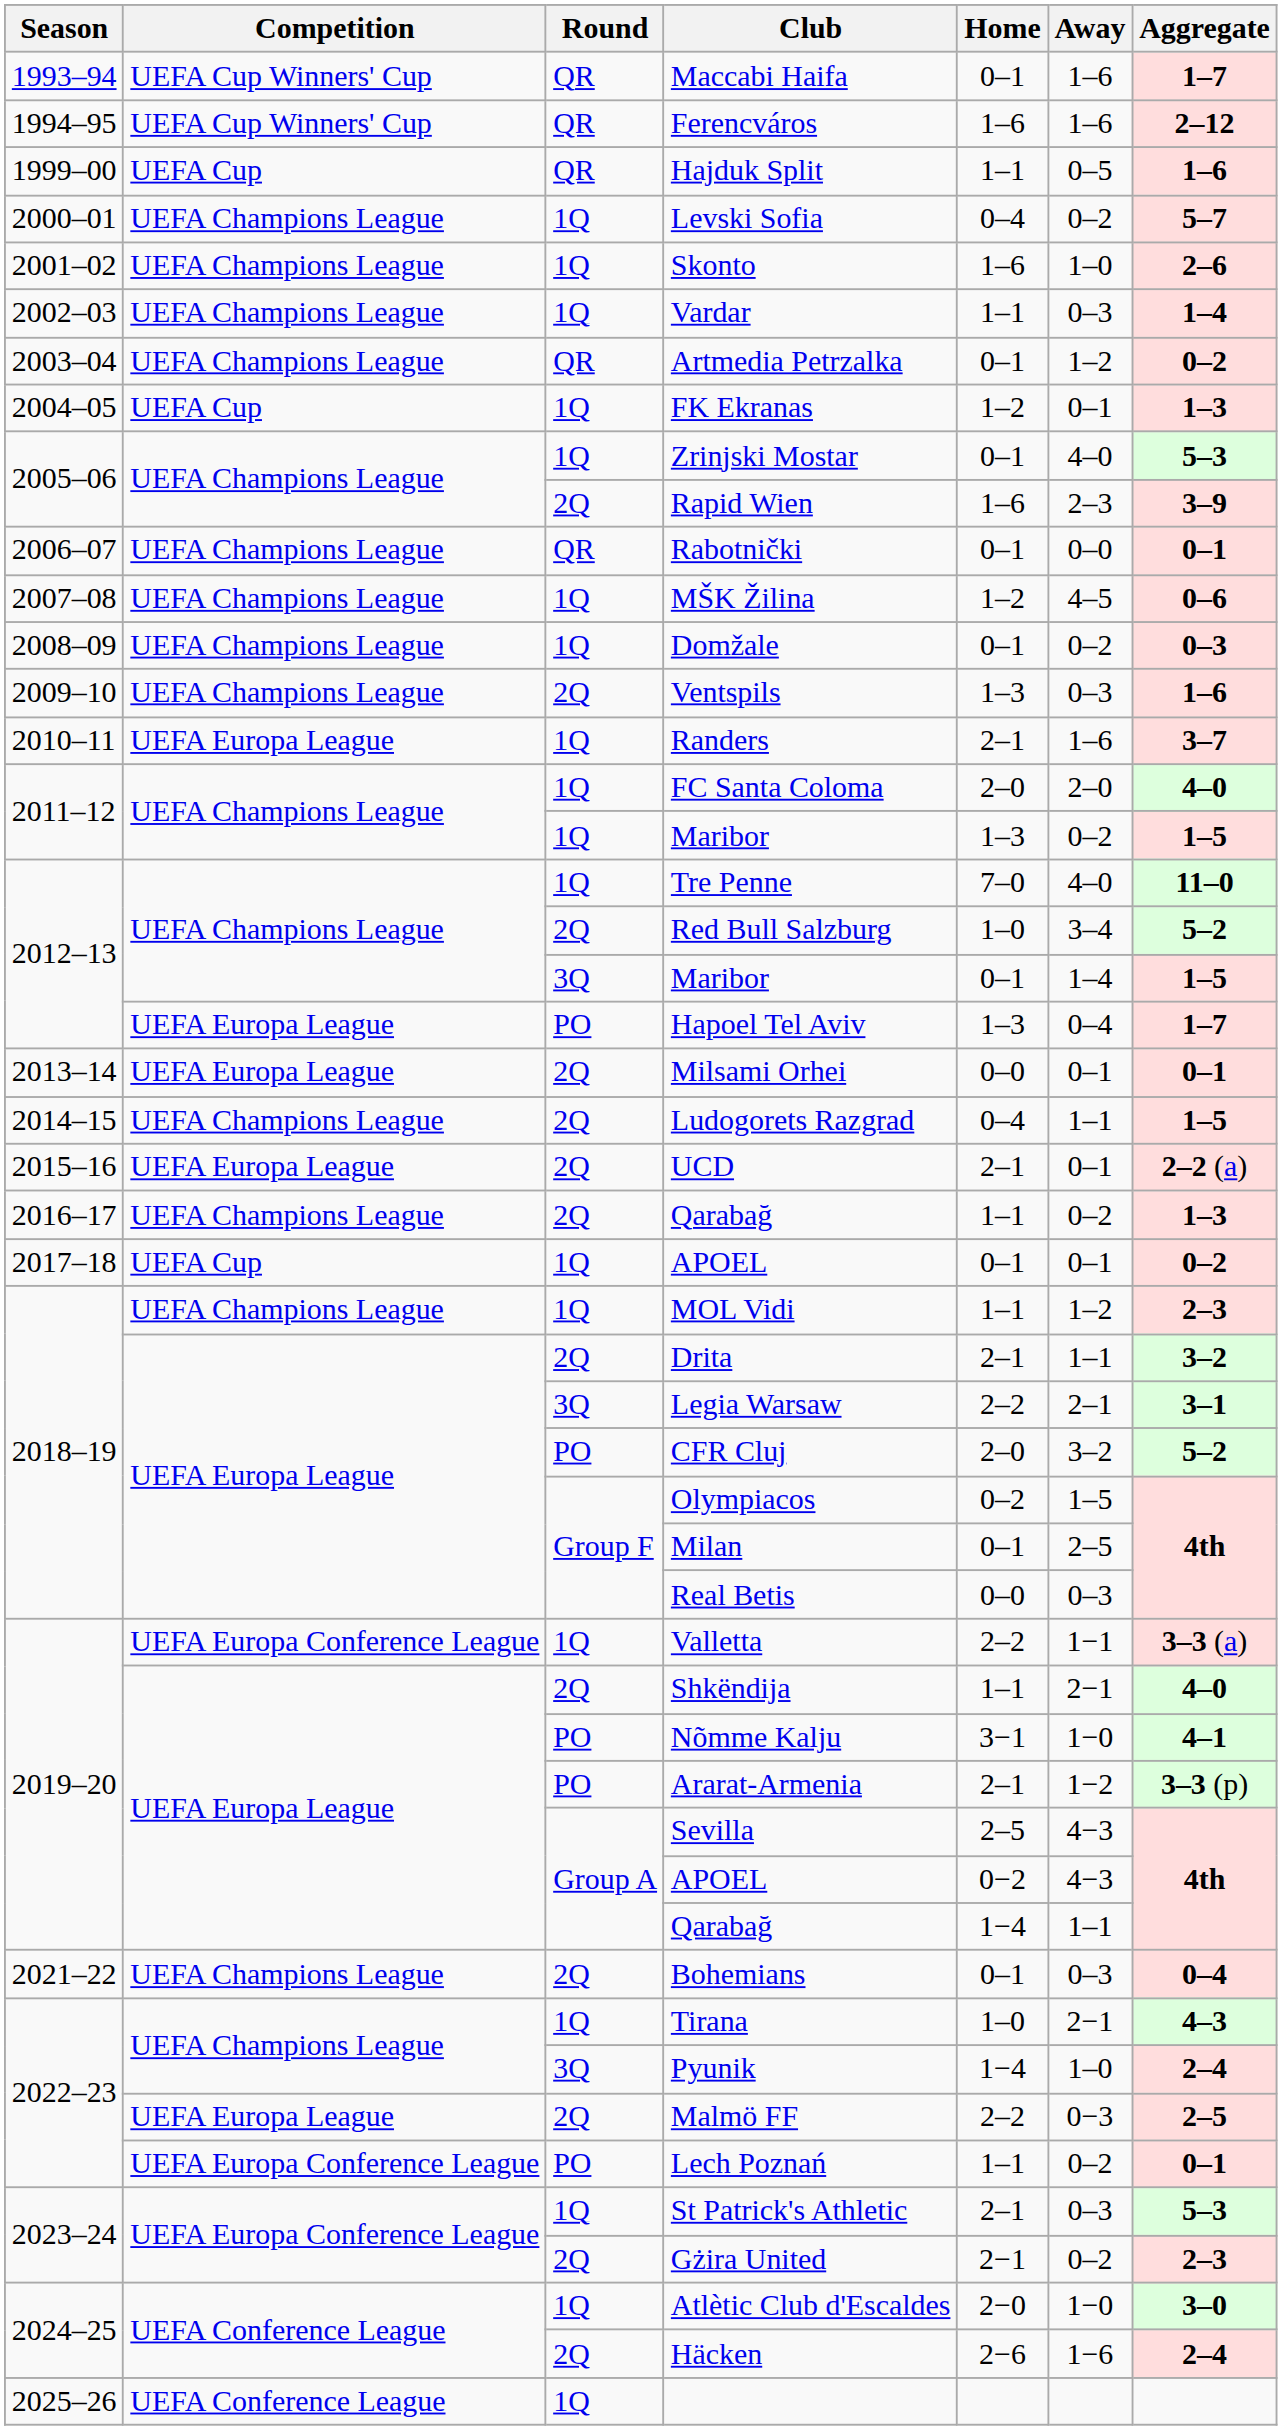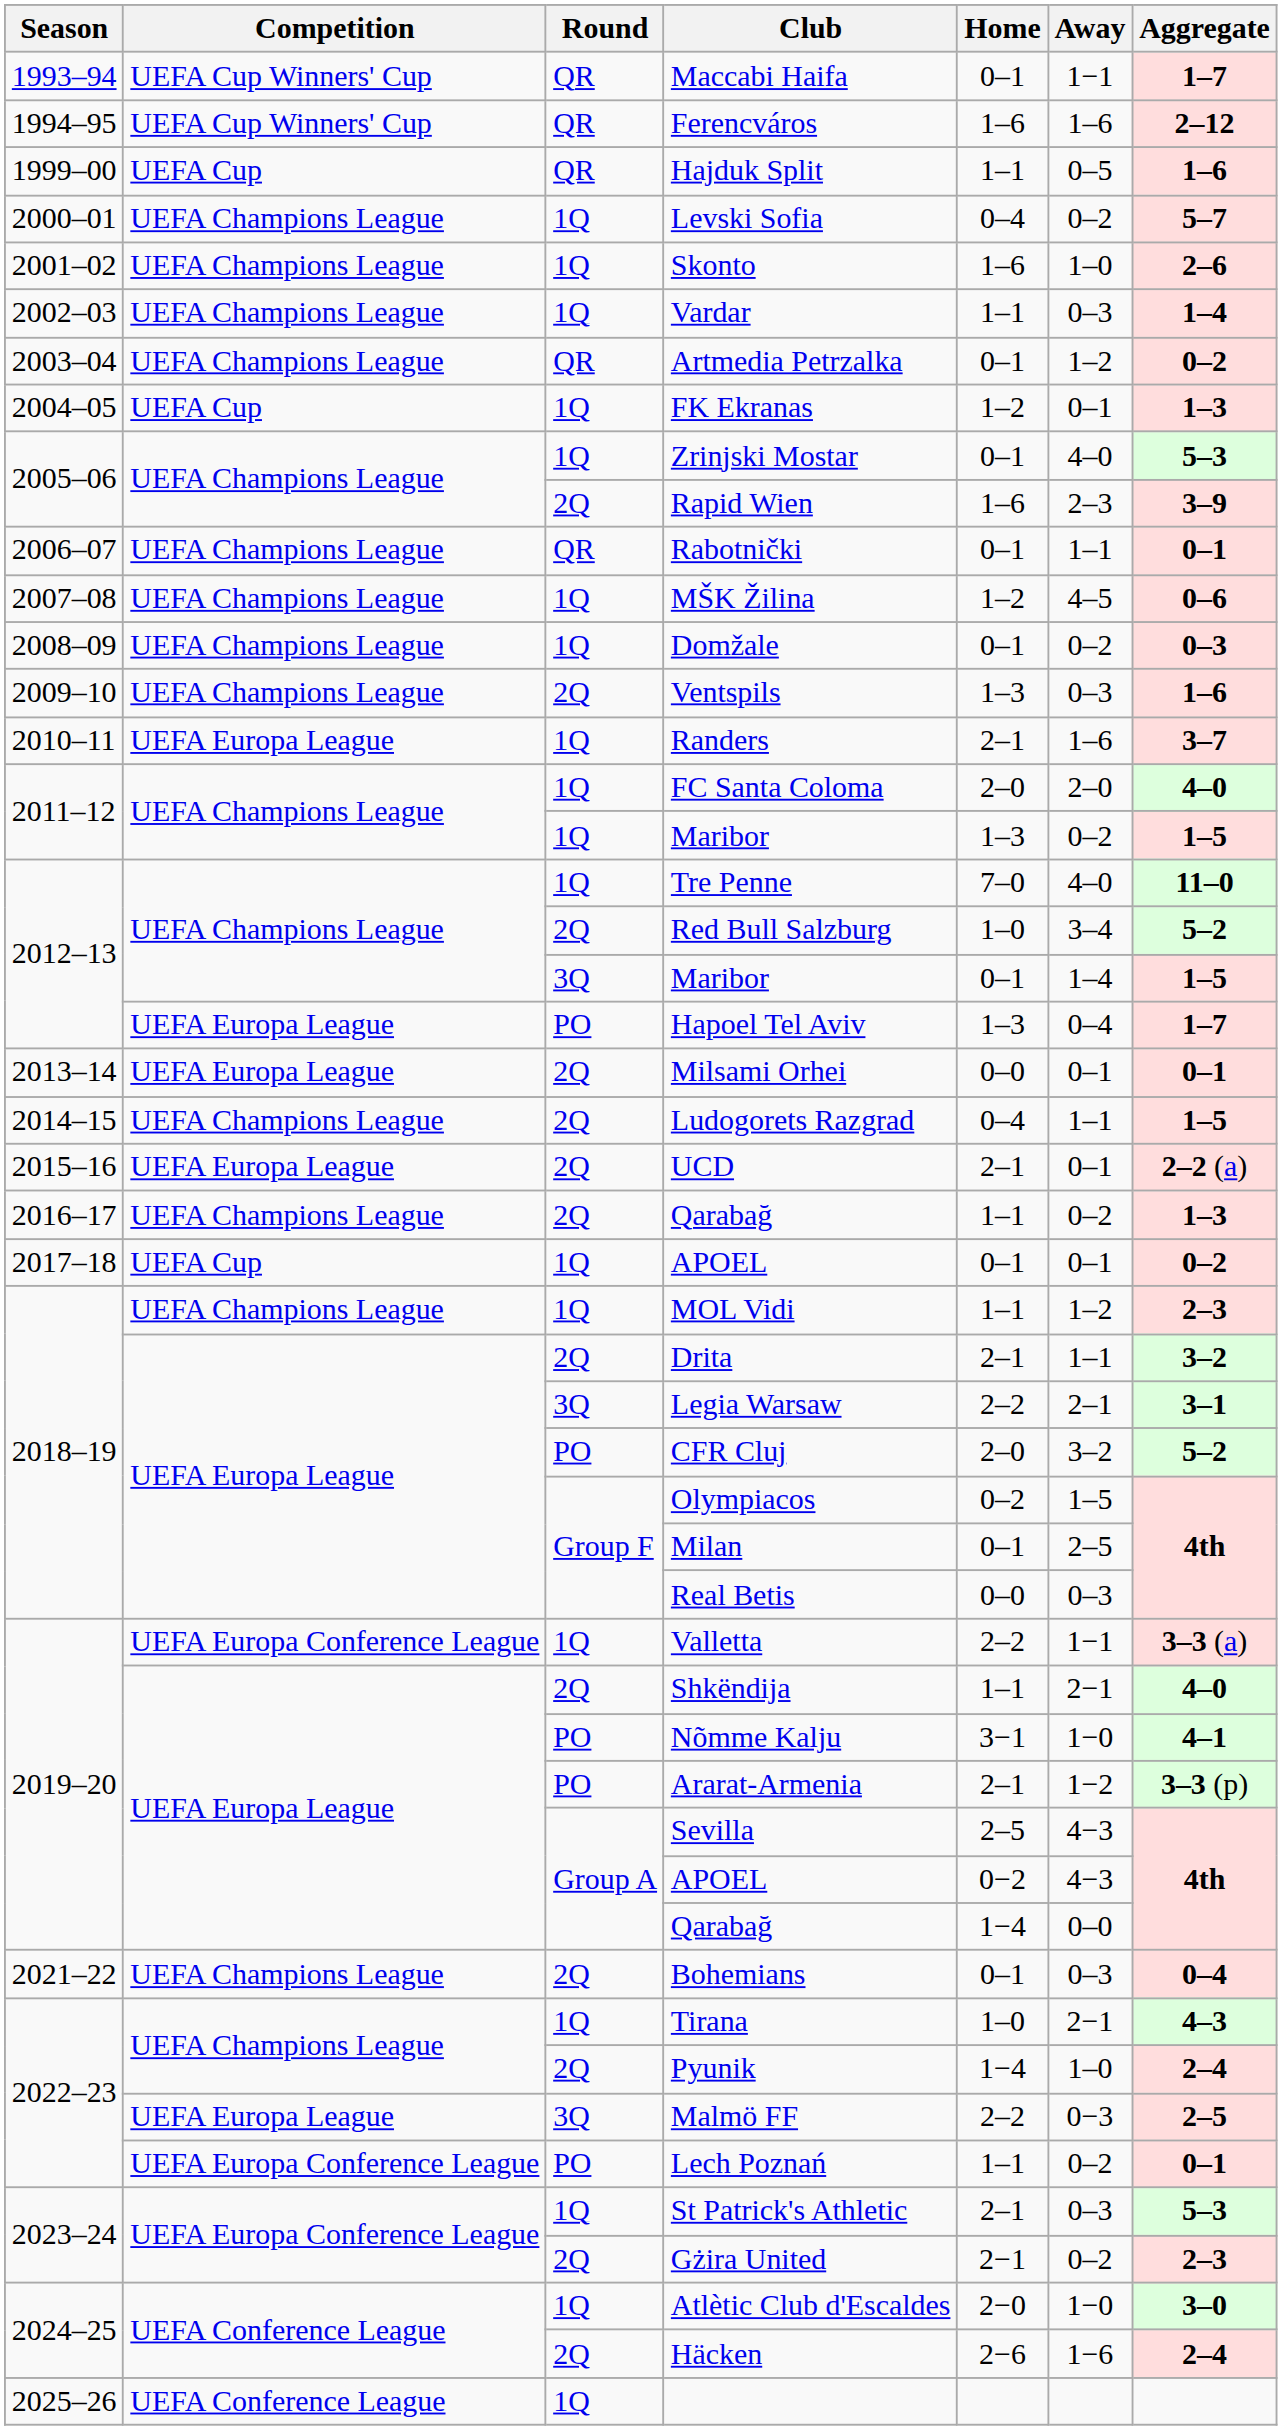(1090, 75) 1–6 -> (1090, 75) 1−1
(1090, 550) 0–0 -> (1090, 550) 1–1
(1090, 1926) 1–1 -> (1090, 1926) 0–0
(571, 2068) 3Q -> (571, 2068) 2Q
(571, 2116) 2Q -> (571, 2116) 3Q
